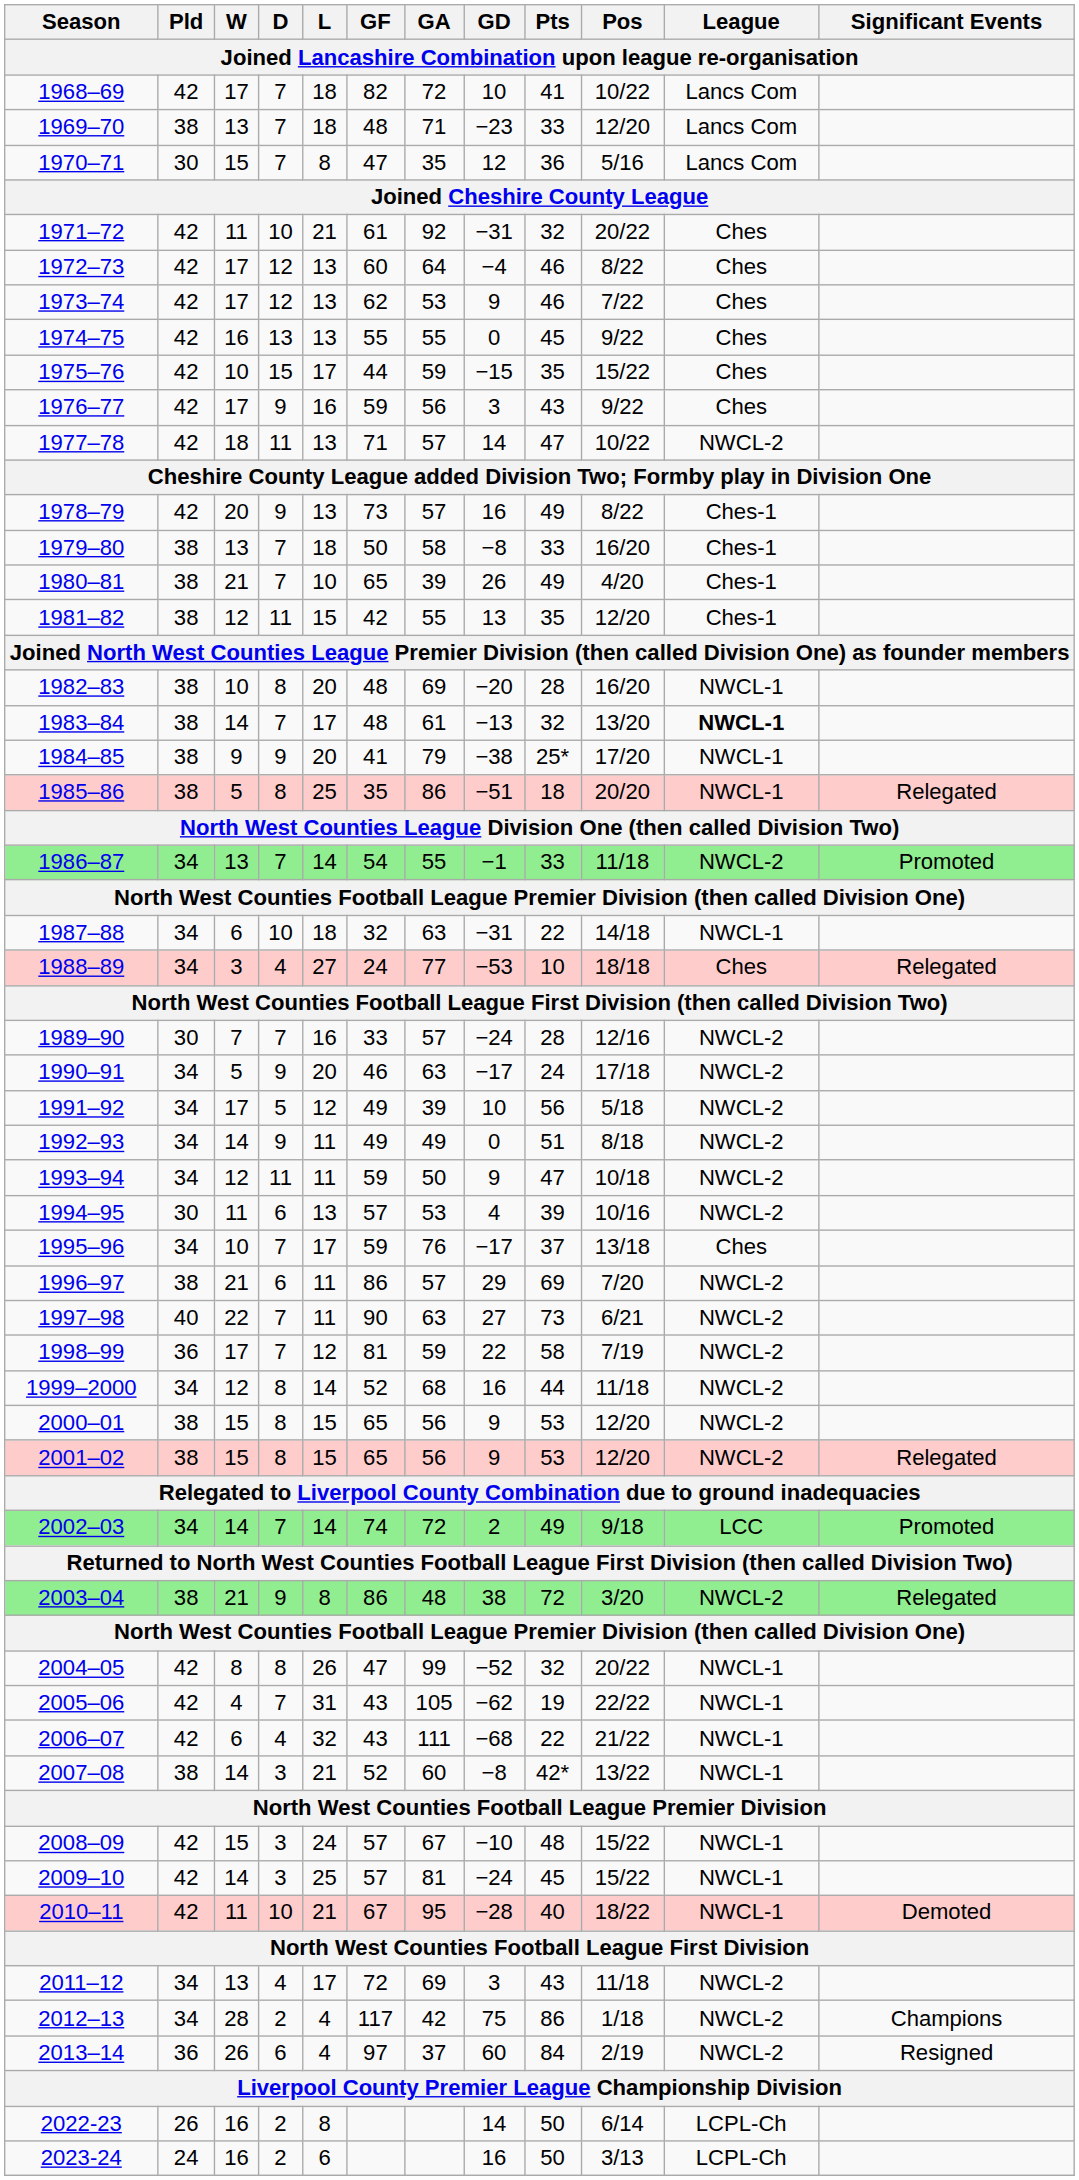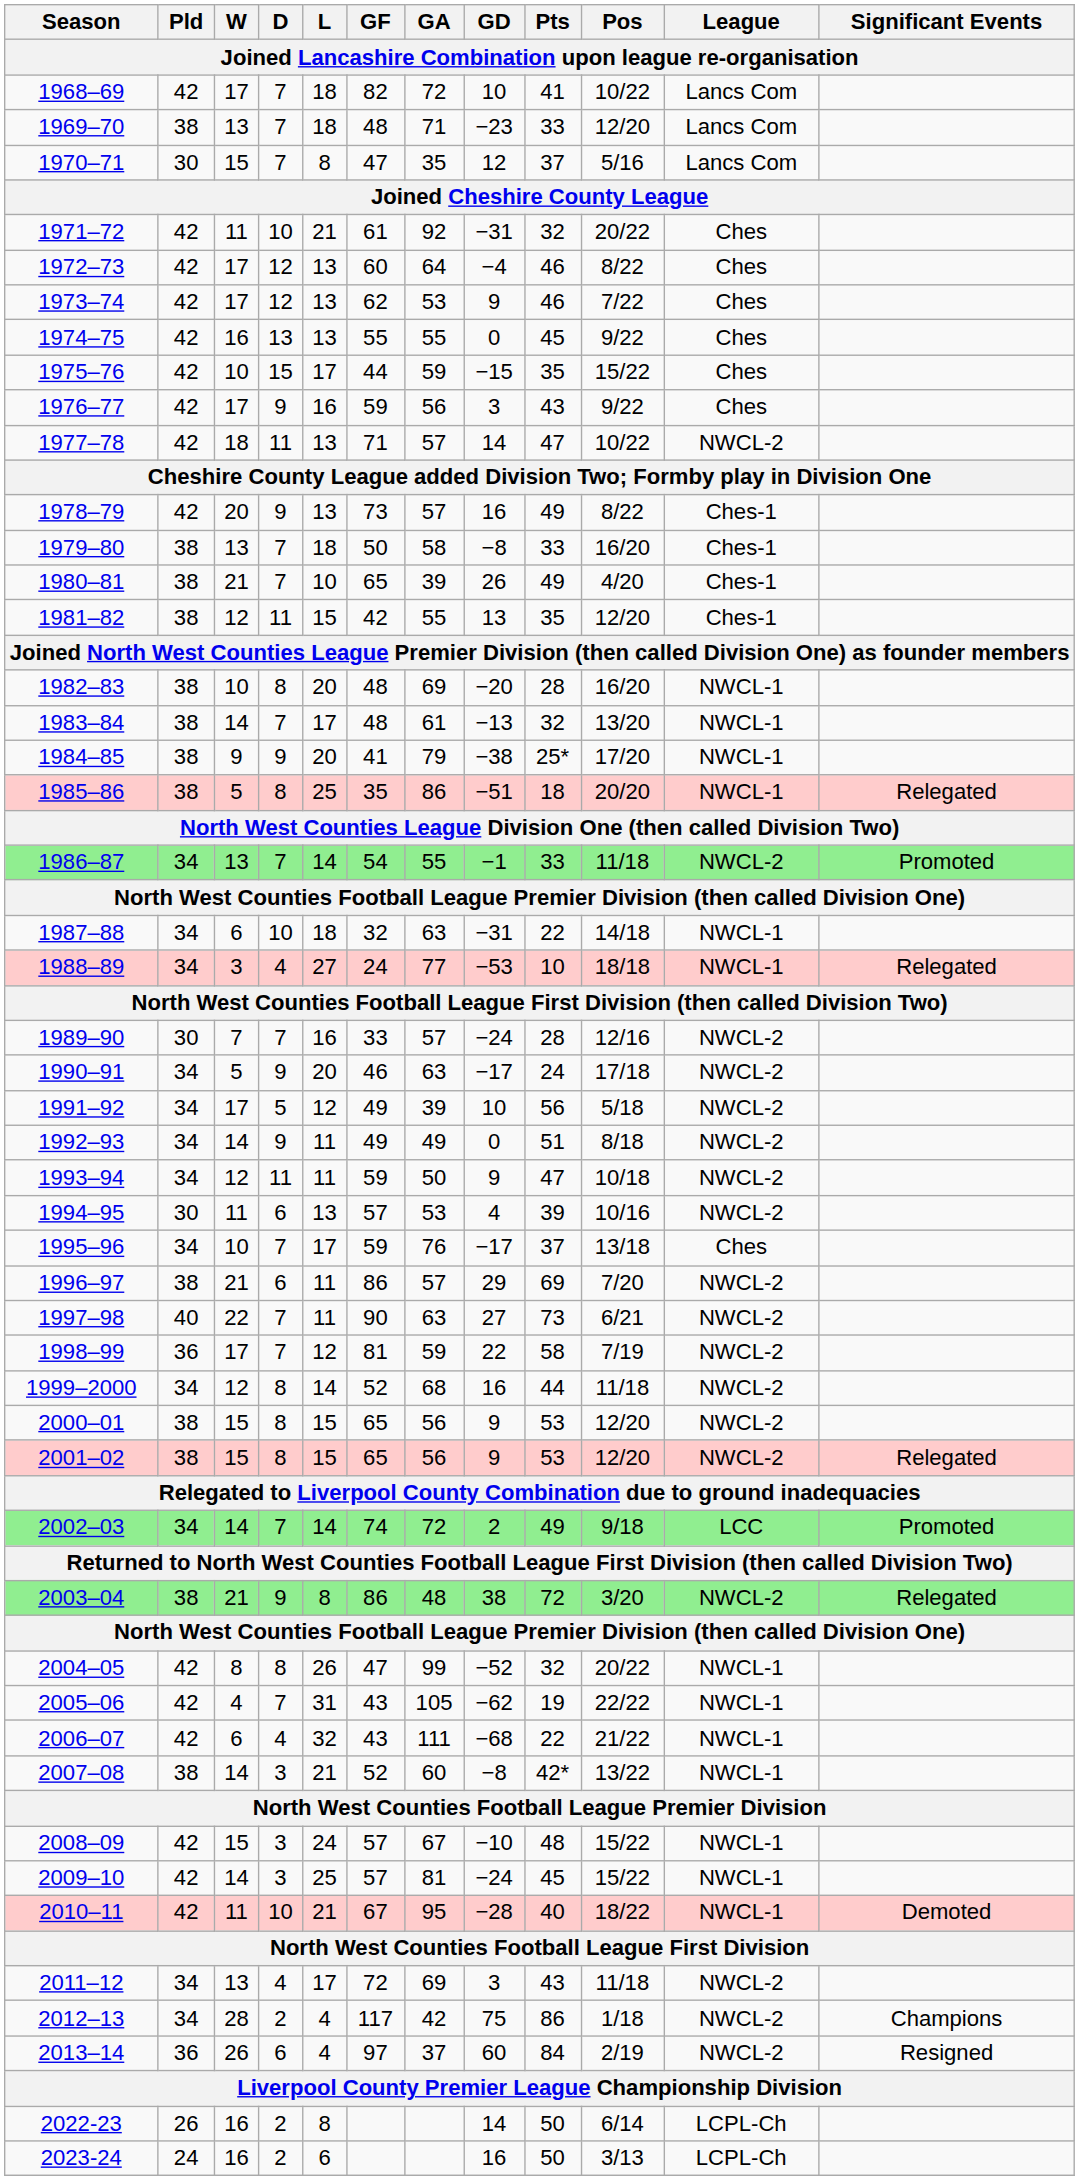(553, 162) 36 -> (553, 162) 37
(741, 722) bold -> (741, 722) normal
(741, 967) Ches -> (741, 967) NWCL-1
